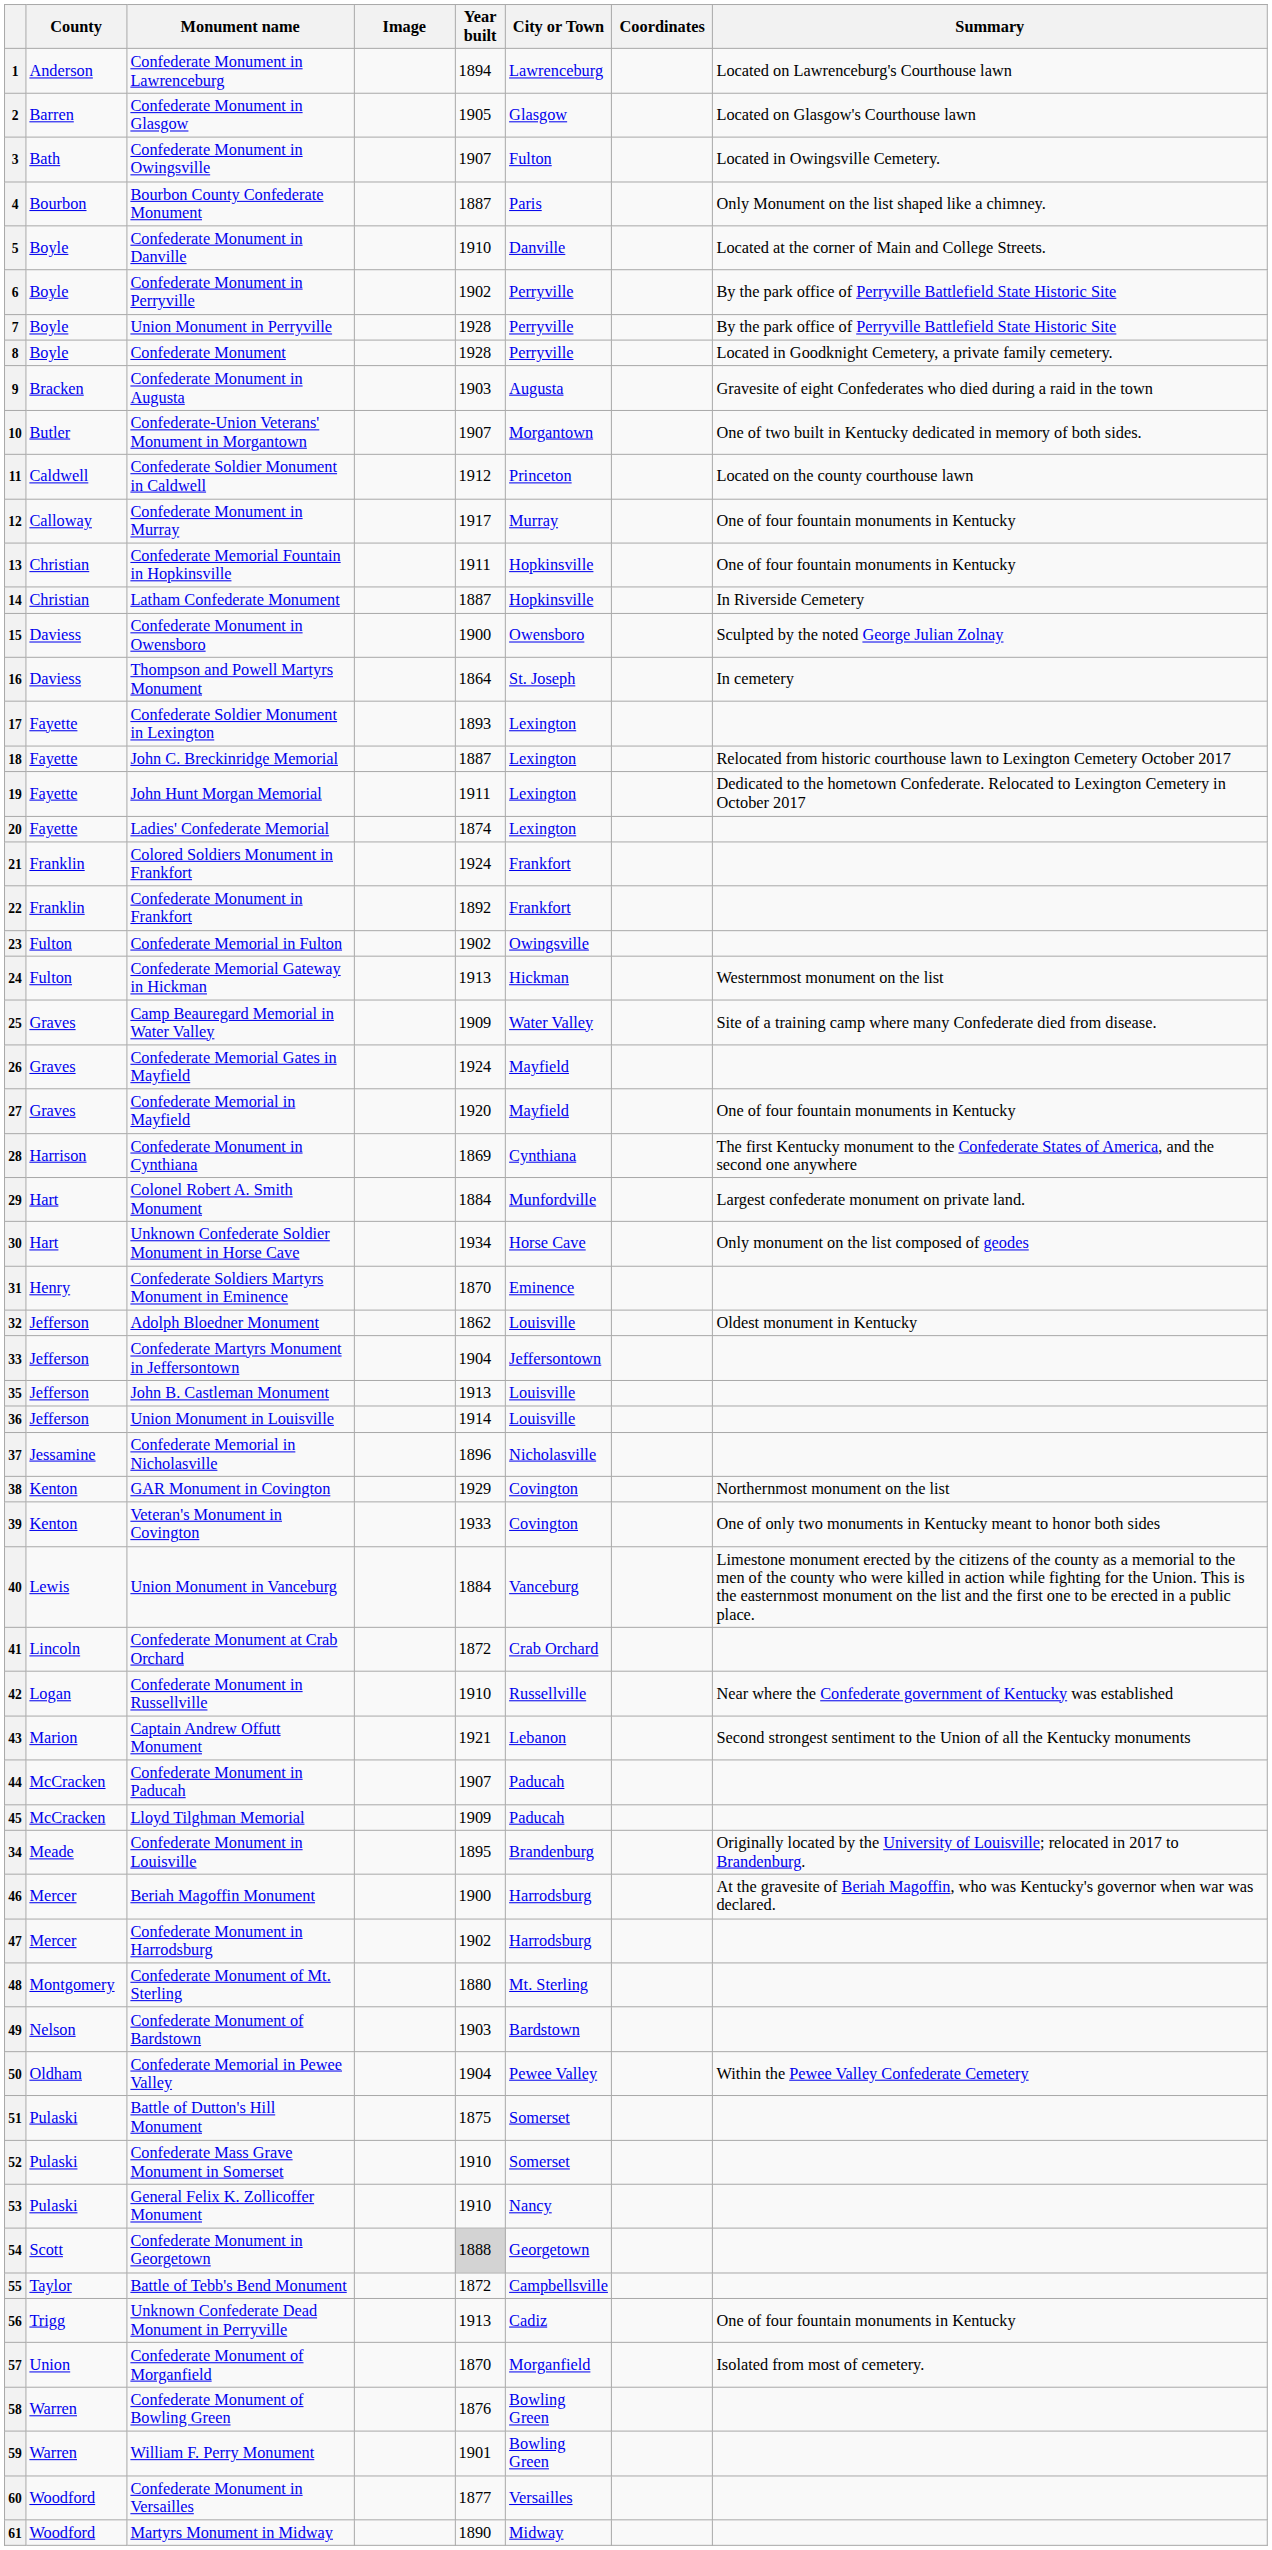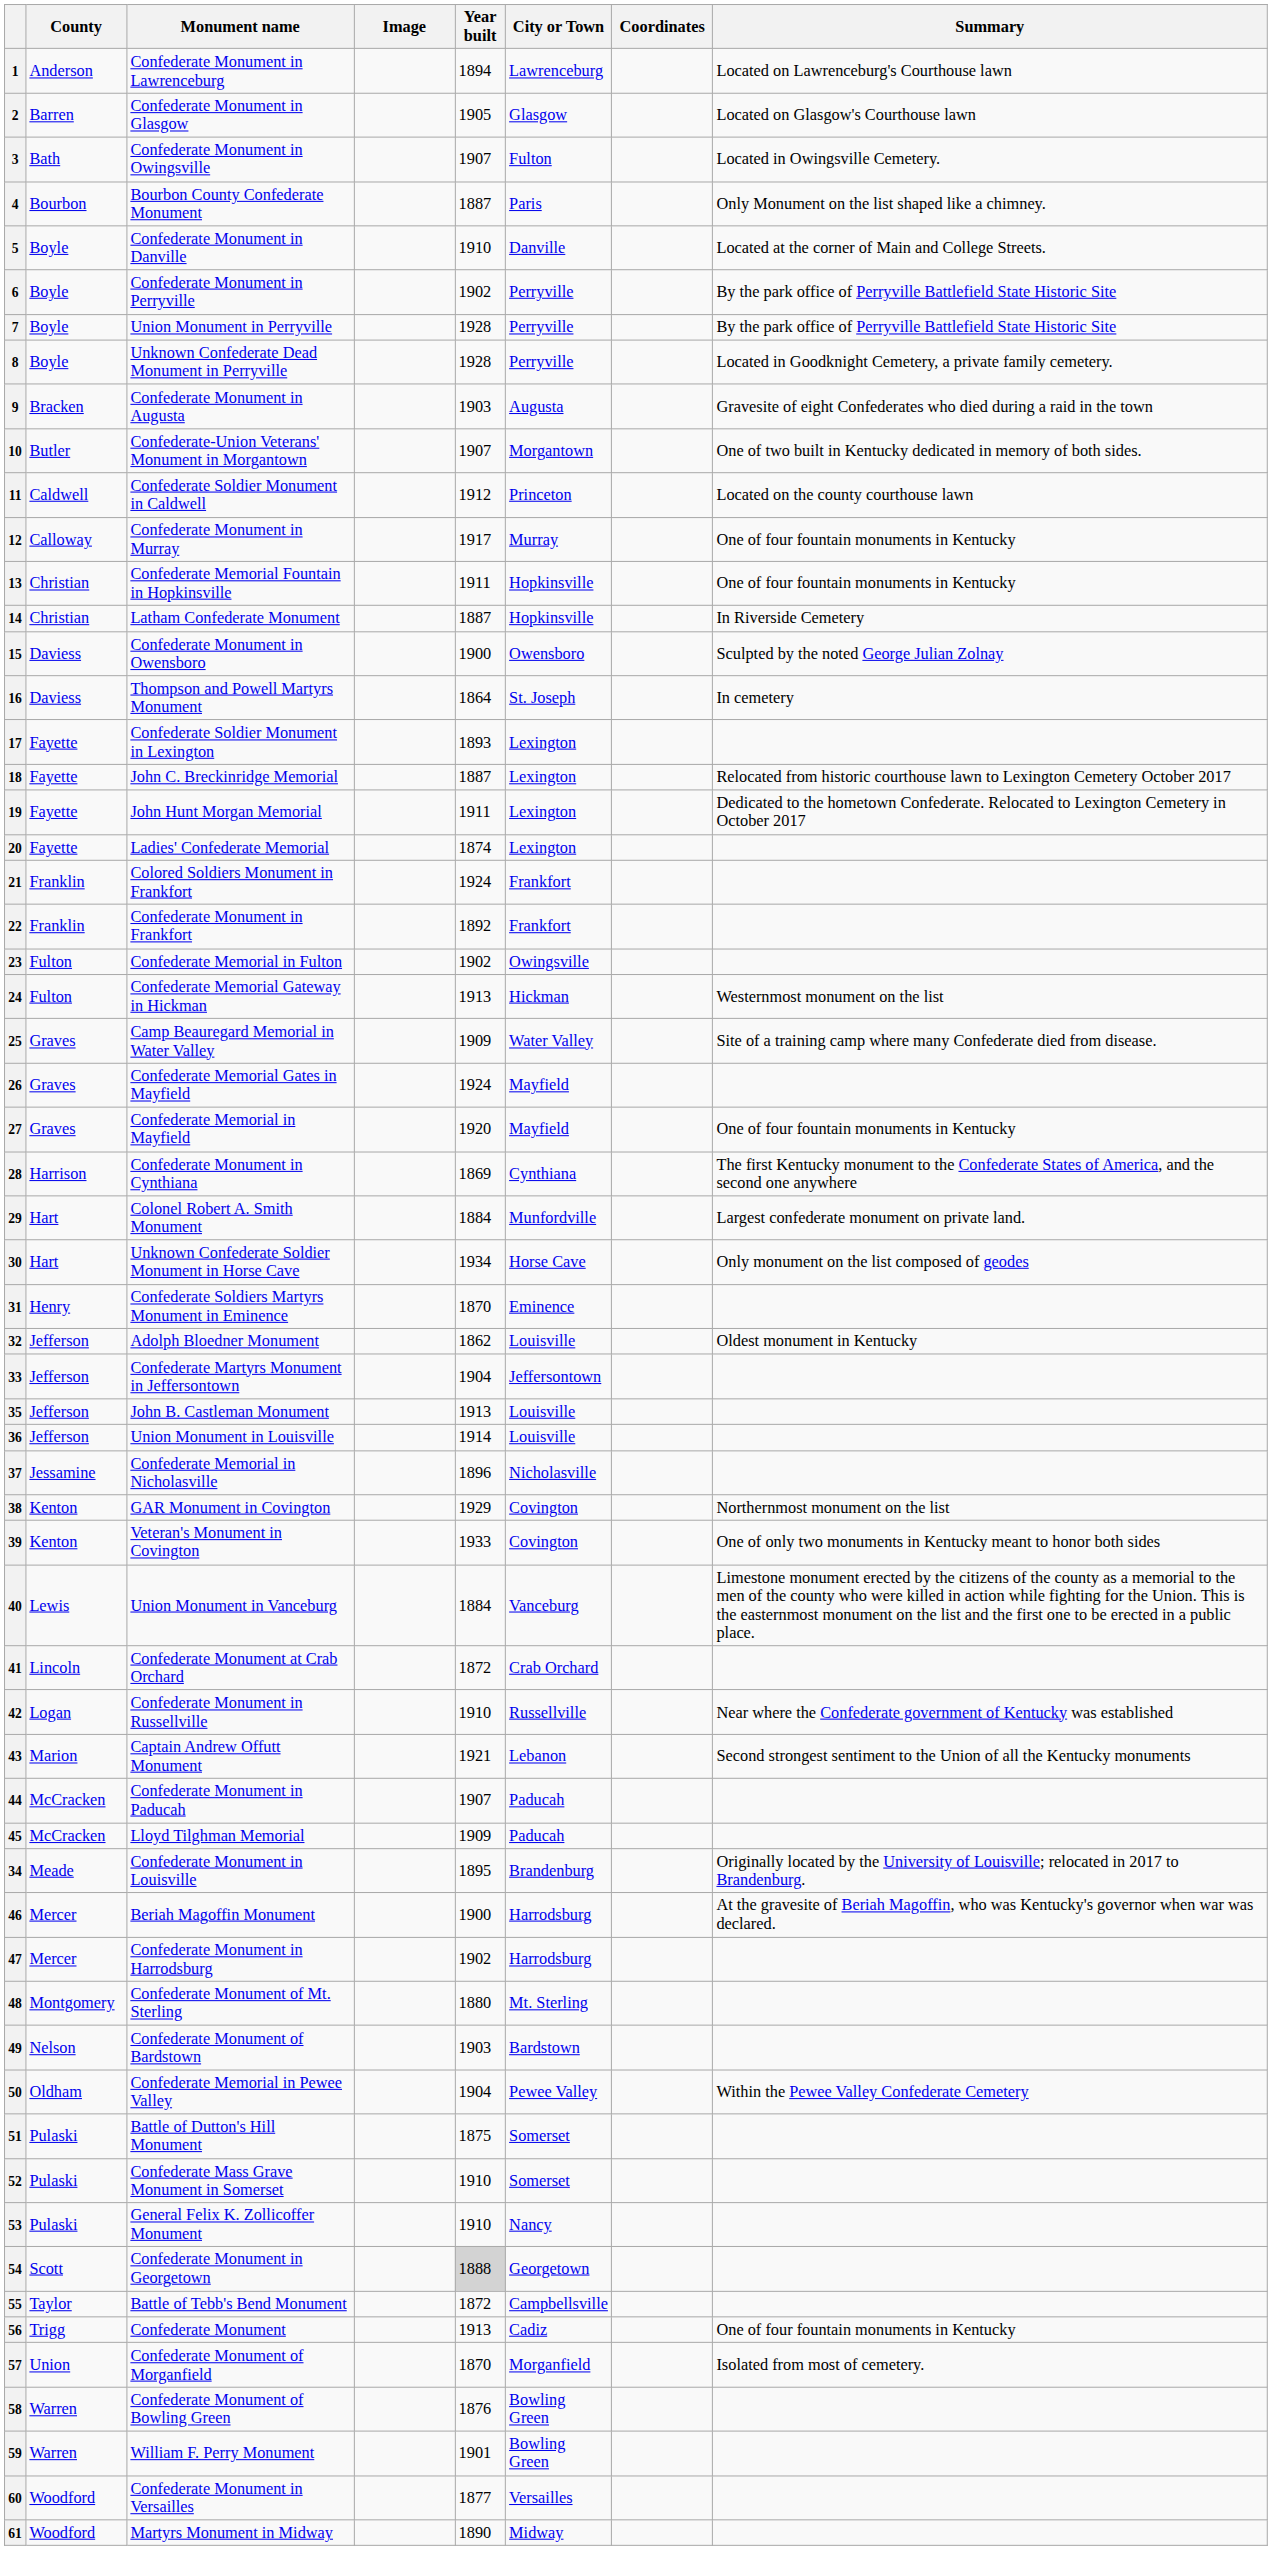(208, 353) Confederate Monument -> (224, 362) Unknown Confederate Dead Monument in Perryville
(224, 2320) Unknown Confederate Dead Monument in Perryville -> (208, 2329) Confederate Monument
